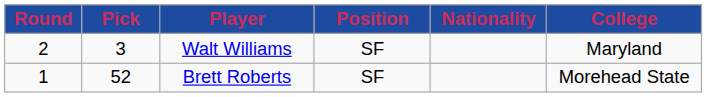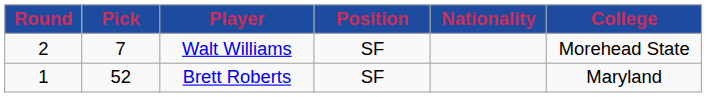(121, 48) 3 -> (121, 48) 7
(624, 48) Maryland -> (624, 48) Morehead State
(624, 77) Morehead State -> (624, 77) Maryland
